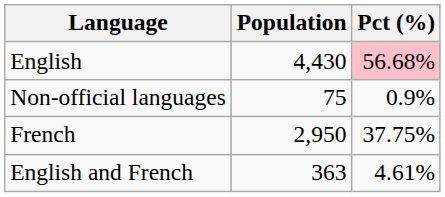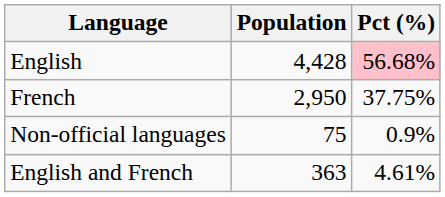(320, 60) 4,430 -> (320, 60) 4,428
rows swapped: (43, 135) <-> (118, 97)
